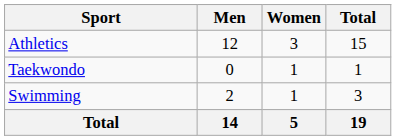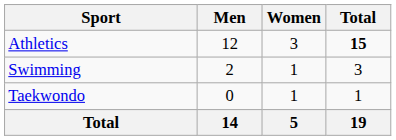(358, 43) normal -> (358, 43) bold
rows swapped: (44, 95) <-> (47, 69)
